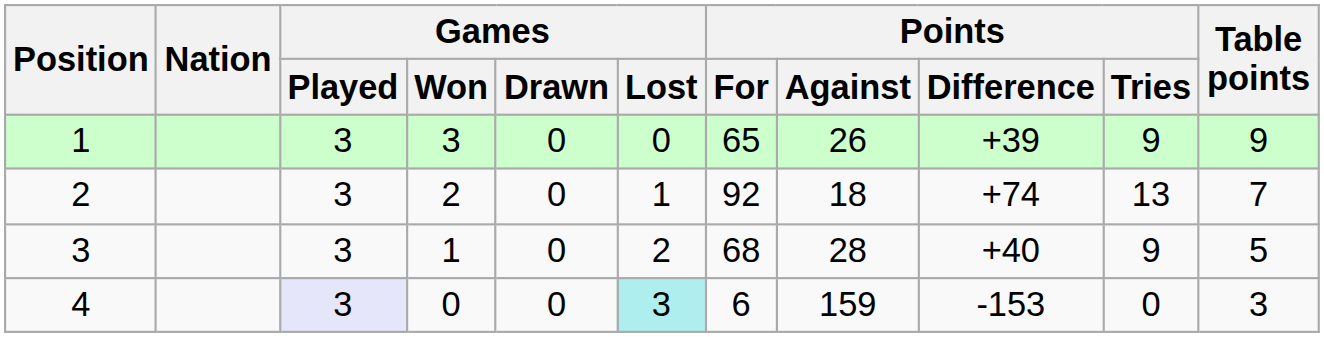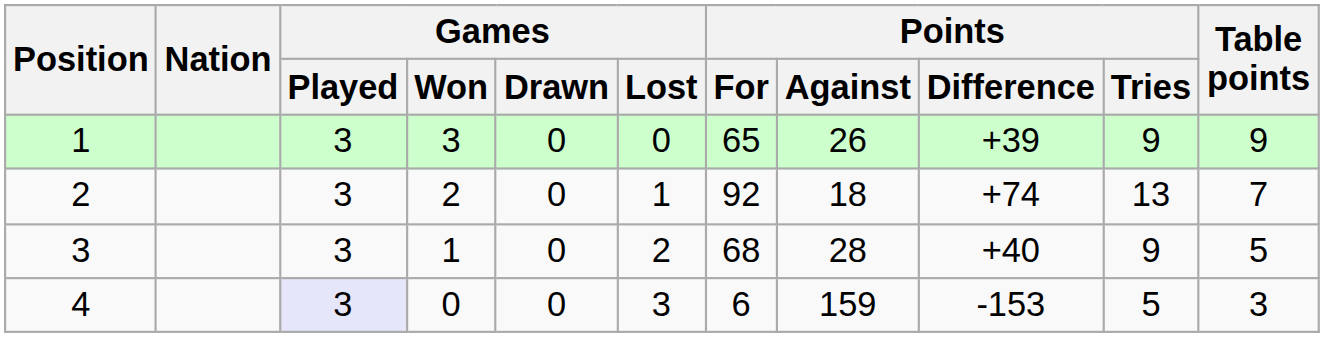(661, 304) paleturquoise background -> (661, 304) no background
(1151, 304) 0 -> (1151, 304) 5
